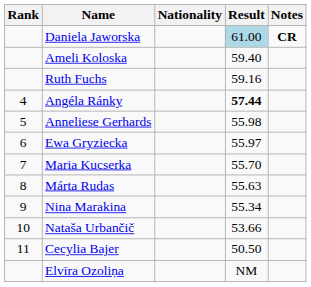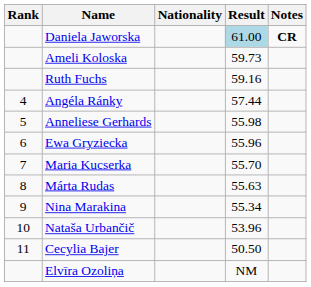(246, 57) 59.40 -> (246, 57) 59.73
(246, 100) bold -> (246, 100) normal
(246, 143) 55.97 -> (246, 143) 55.96
(246, 228) 53.66 -> (246, 228) 53.96
